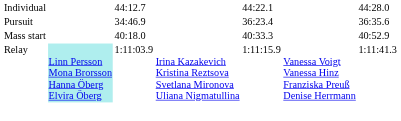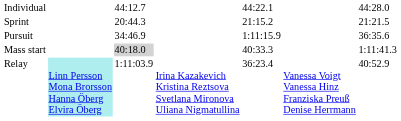+ row: (16, 21)
(258, 21) 36:23.4 -> (261, 36) 1:11:15.9
(130, 36) no background -> (130, 50) lightgrey background
(374, 36) 40:52.9 -> (378, 50) 1:11:41.3
(261, 50) 1:11:15.9 -> (258, 64) 36:23.4
(378, 50) 1:11:41.3 -> (374, 64) 40:52.9
